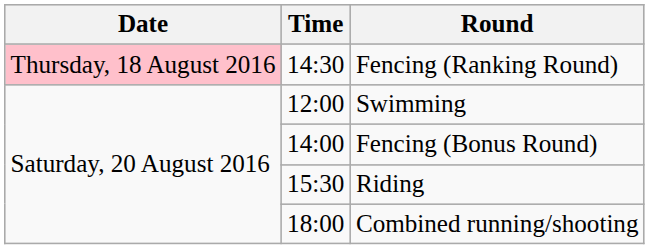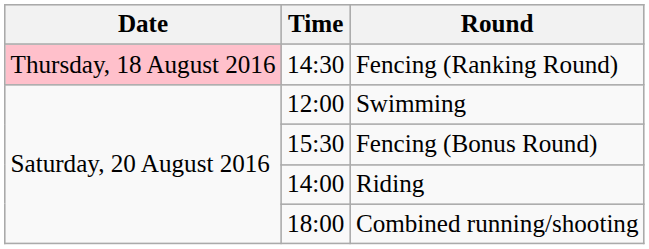(316, 143) 14:00 -> (316, 143) 15:30
(316, 183) 15:30 -> (316, 183) 14:00
